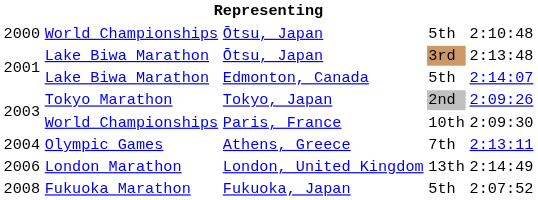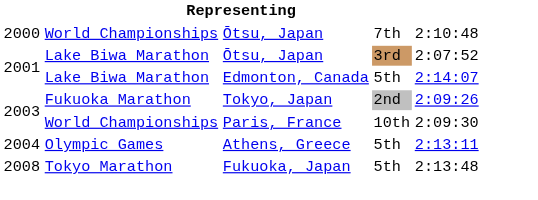(442, 34) 5th -> (387, 34) 7th
(501, 56) 2:13:48 -> (447, 56) 2:07:52
(109, 100) Tokyo Marathon -> (118, 100) Fukuoka Marathon
(442, 145) 7th -> (387, 145) 5th
- row: (22, 167)
(118, 189) Fukuoka Marathon -> (109, 167) Tokyo Marathon
(501, 189) 2:07:52 -> (447, 167) 2:13:48
